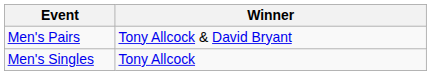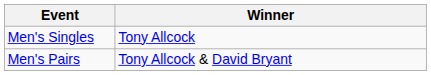rows swapped: (51, 59) <-> (44, 37)
